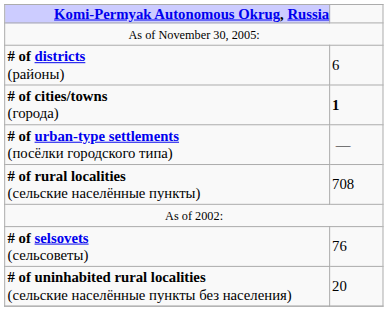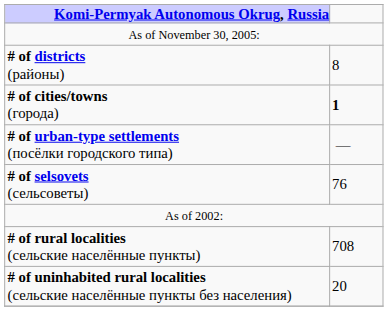(336, 65) 6 -> (336, 65) 8
rows swapped: (48, 246) <-> (104, 184)
